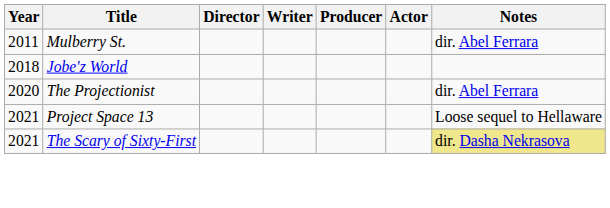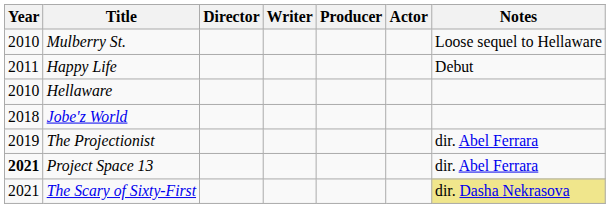(23, 41) 2011 -> (24, 41) 2010
(487, 41) dir. Abel Ferrara -> (518, 41) Loose sequel to Hellaware
+ row: (82, 66)
+ row: (79, 91)
(24, 91) 2020 -> (24, 141) 2019
(24, 116) normal -> (24, 166) bold
(518, 116) Loose sequel to Hellaware -> (487, 166) dir. Abel Ferrara
